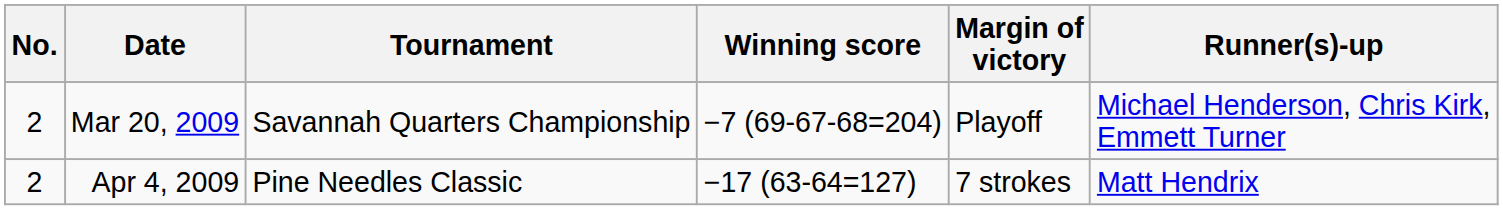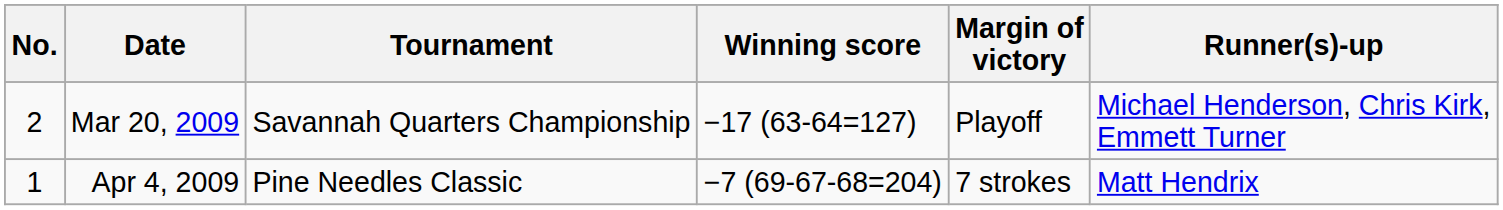(823, 121) −7 (69-67-68=204) -> (810, 121) −17 (63-64=127)
(35, 182) 2 -> (35, 182) 1
(810, 182) −17 (63-64=127) -> (823, 182) −7 (69-67-68=204)
